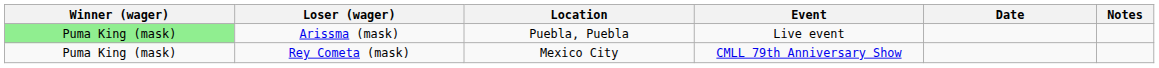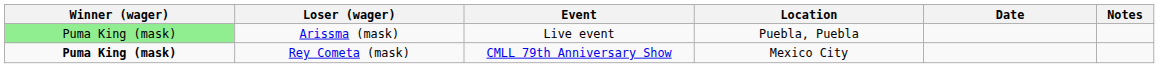columns swapped: (579, 14) <-> (809, 14)
(119, 53) normal -> (119, 53) bold
